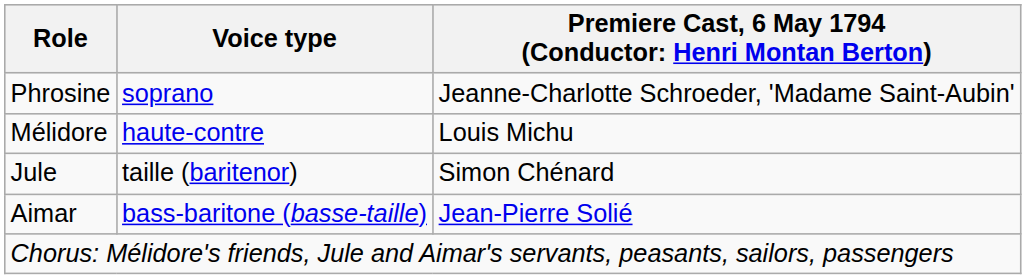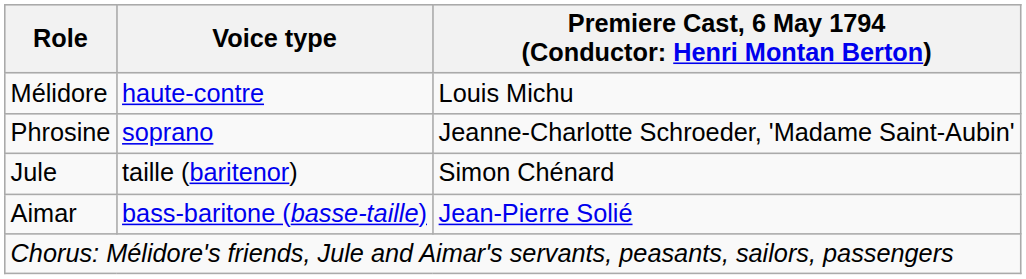rows swapped: (59, 133) <-> (61, 93)
